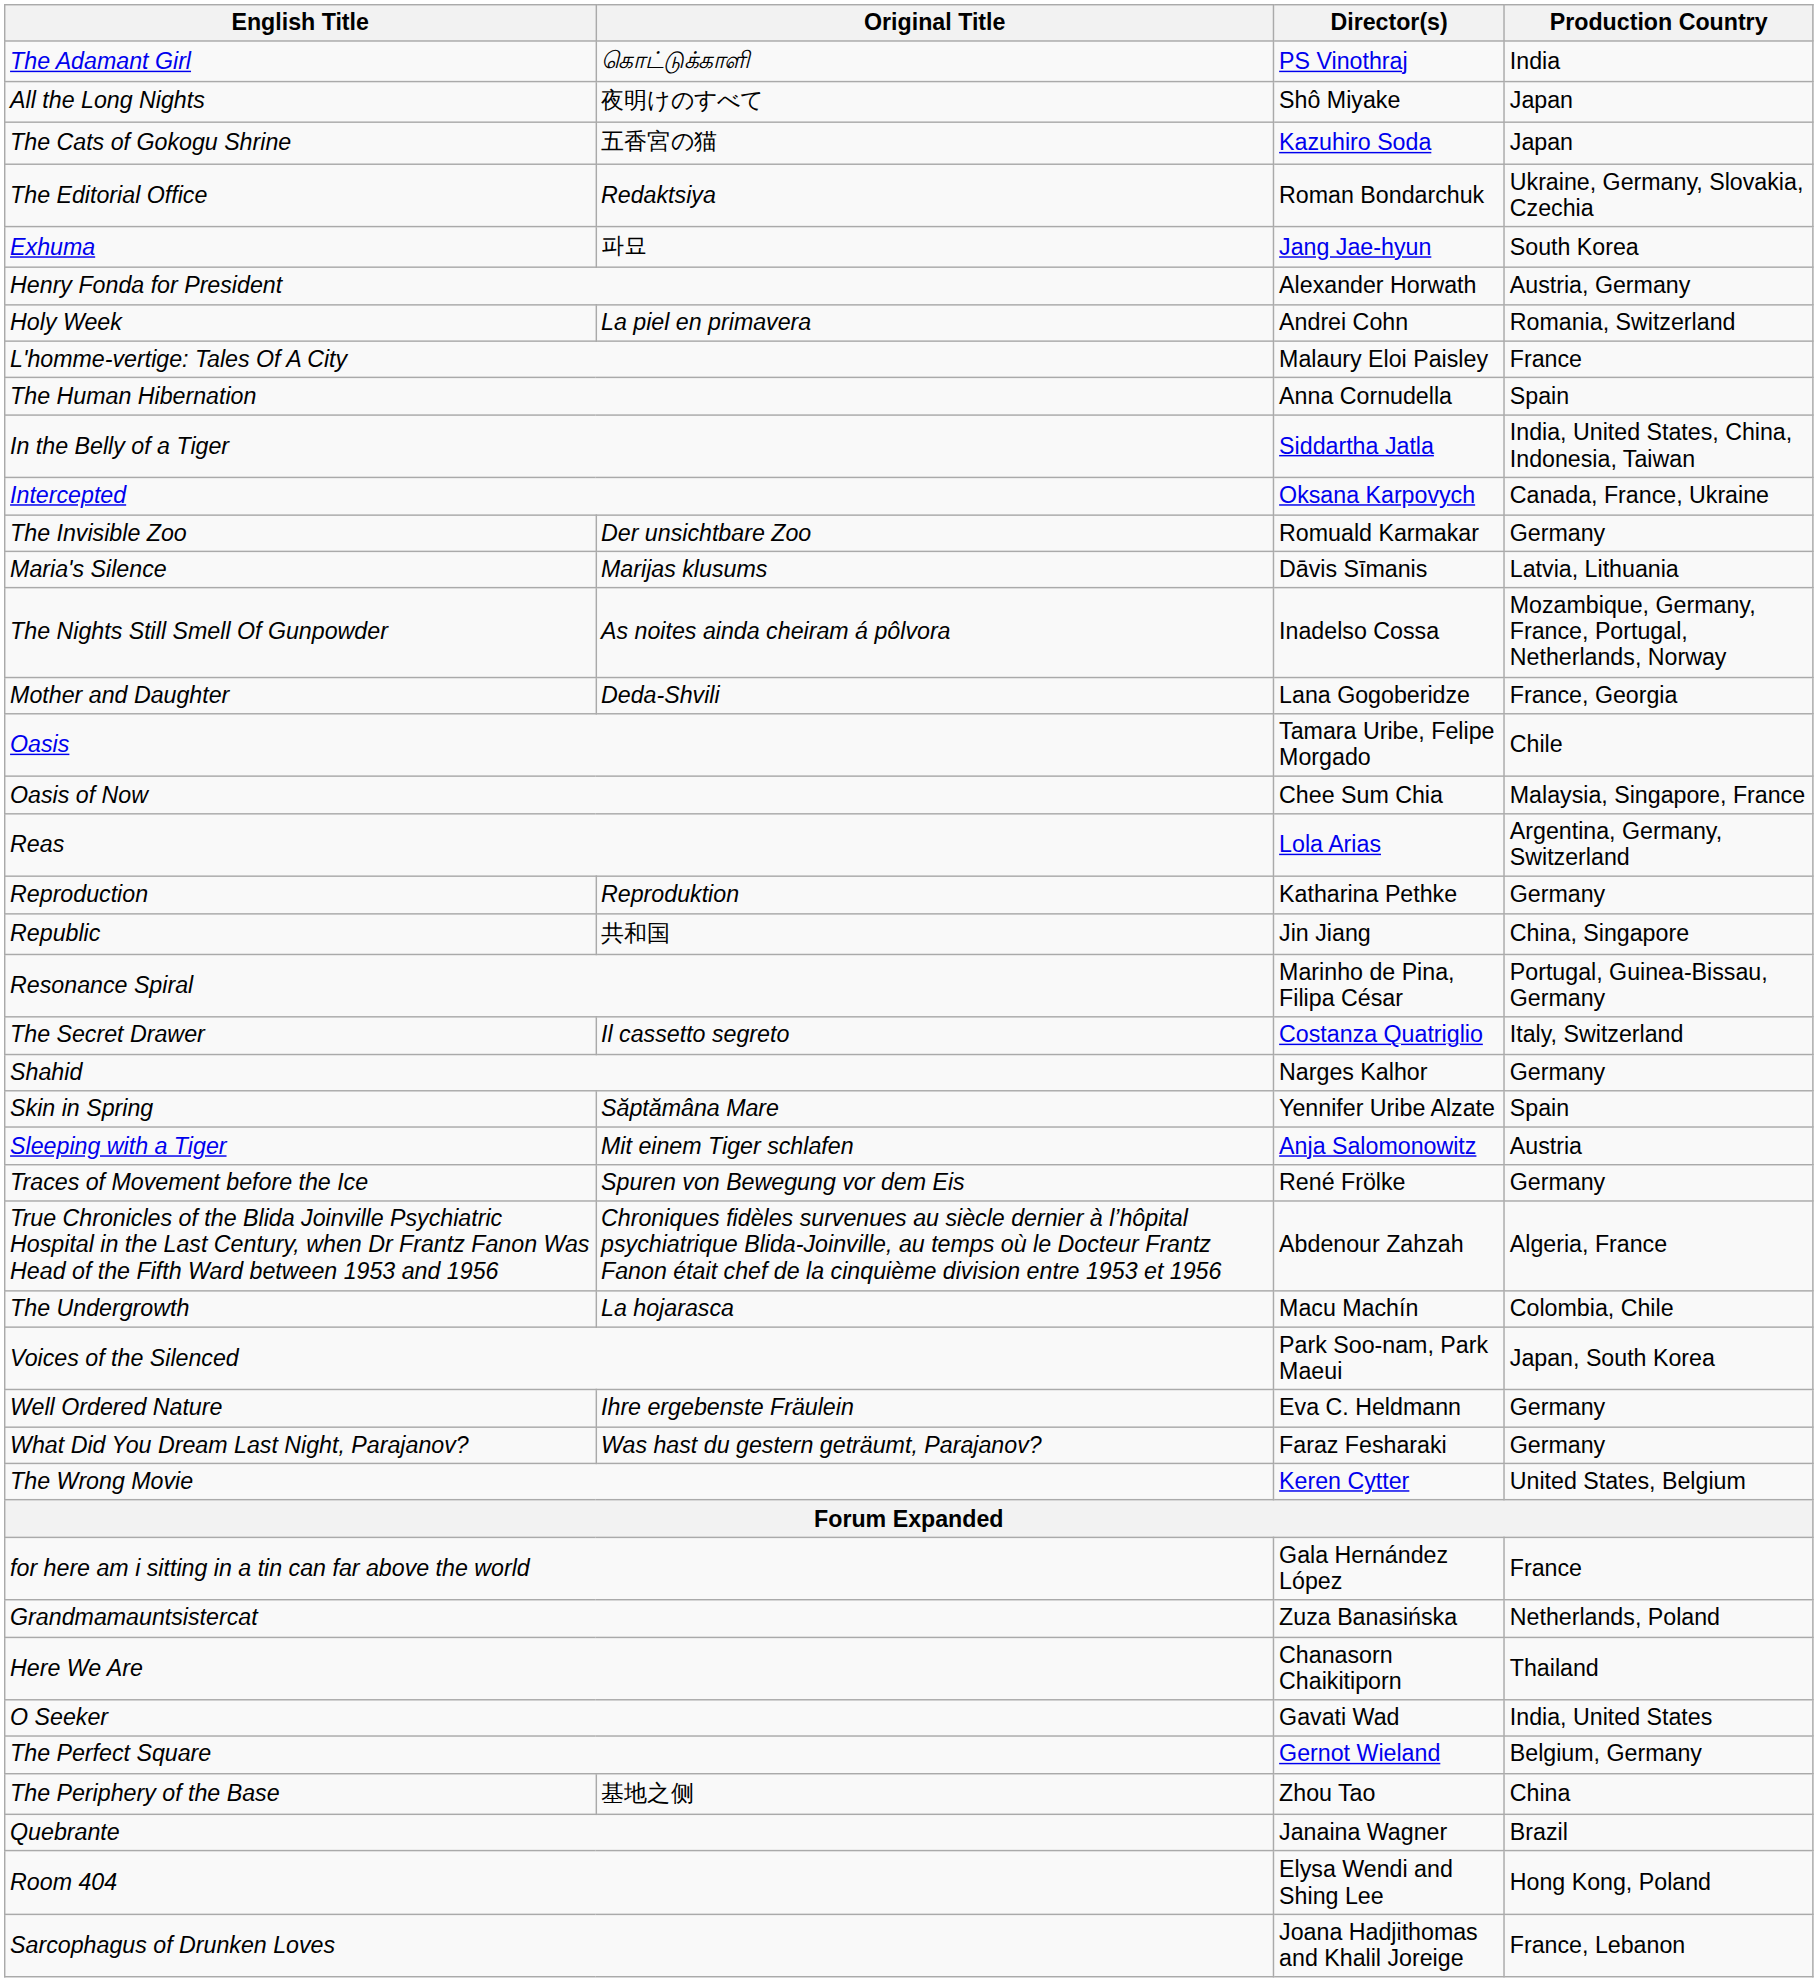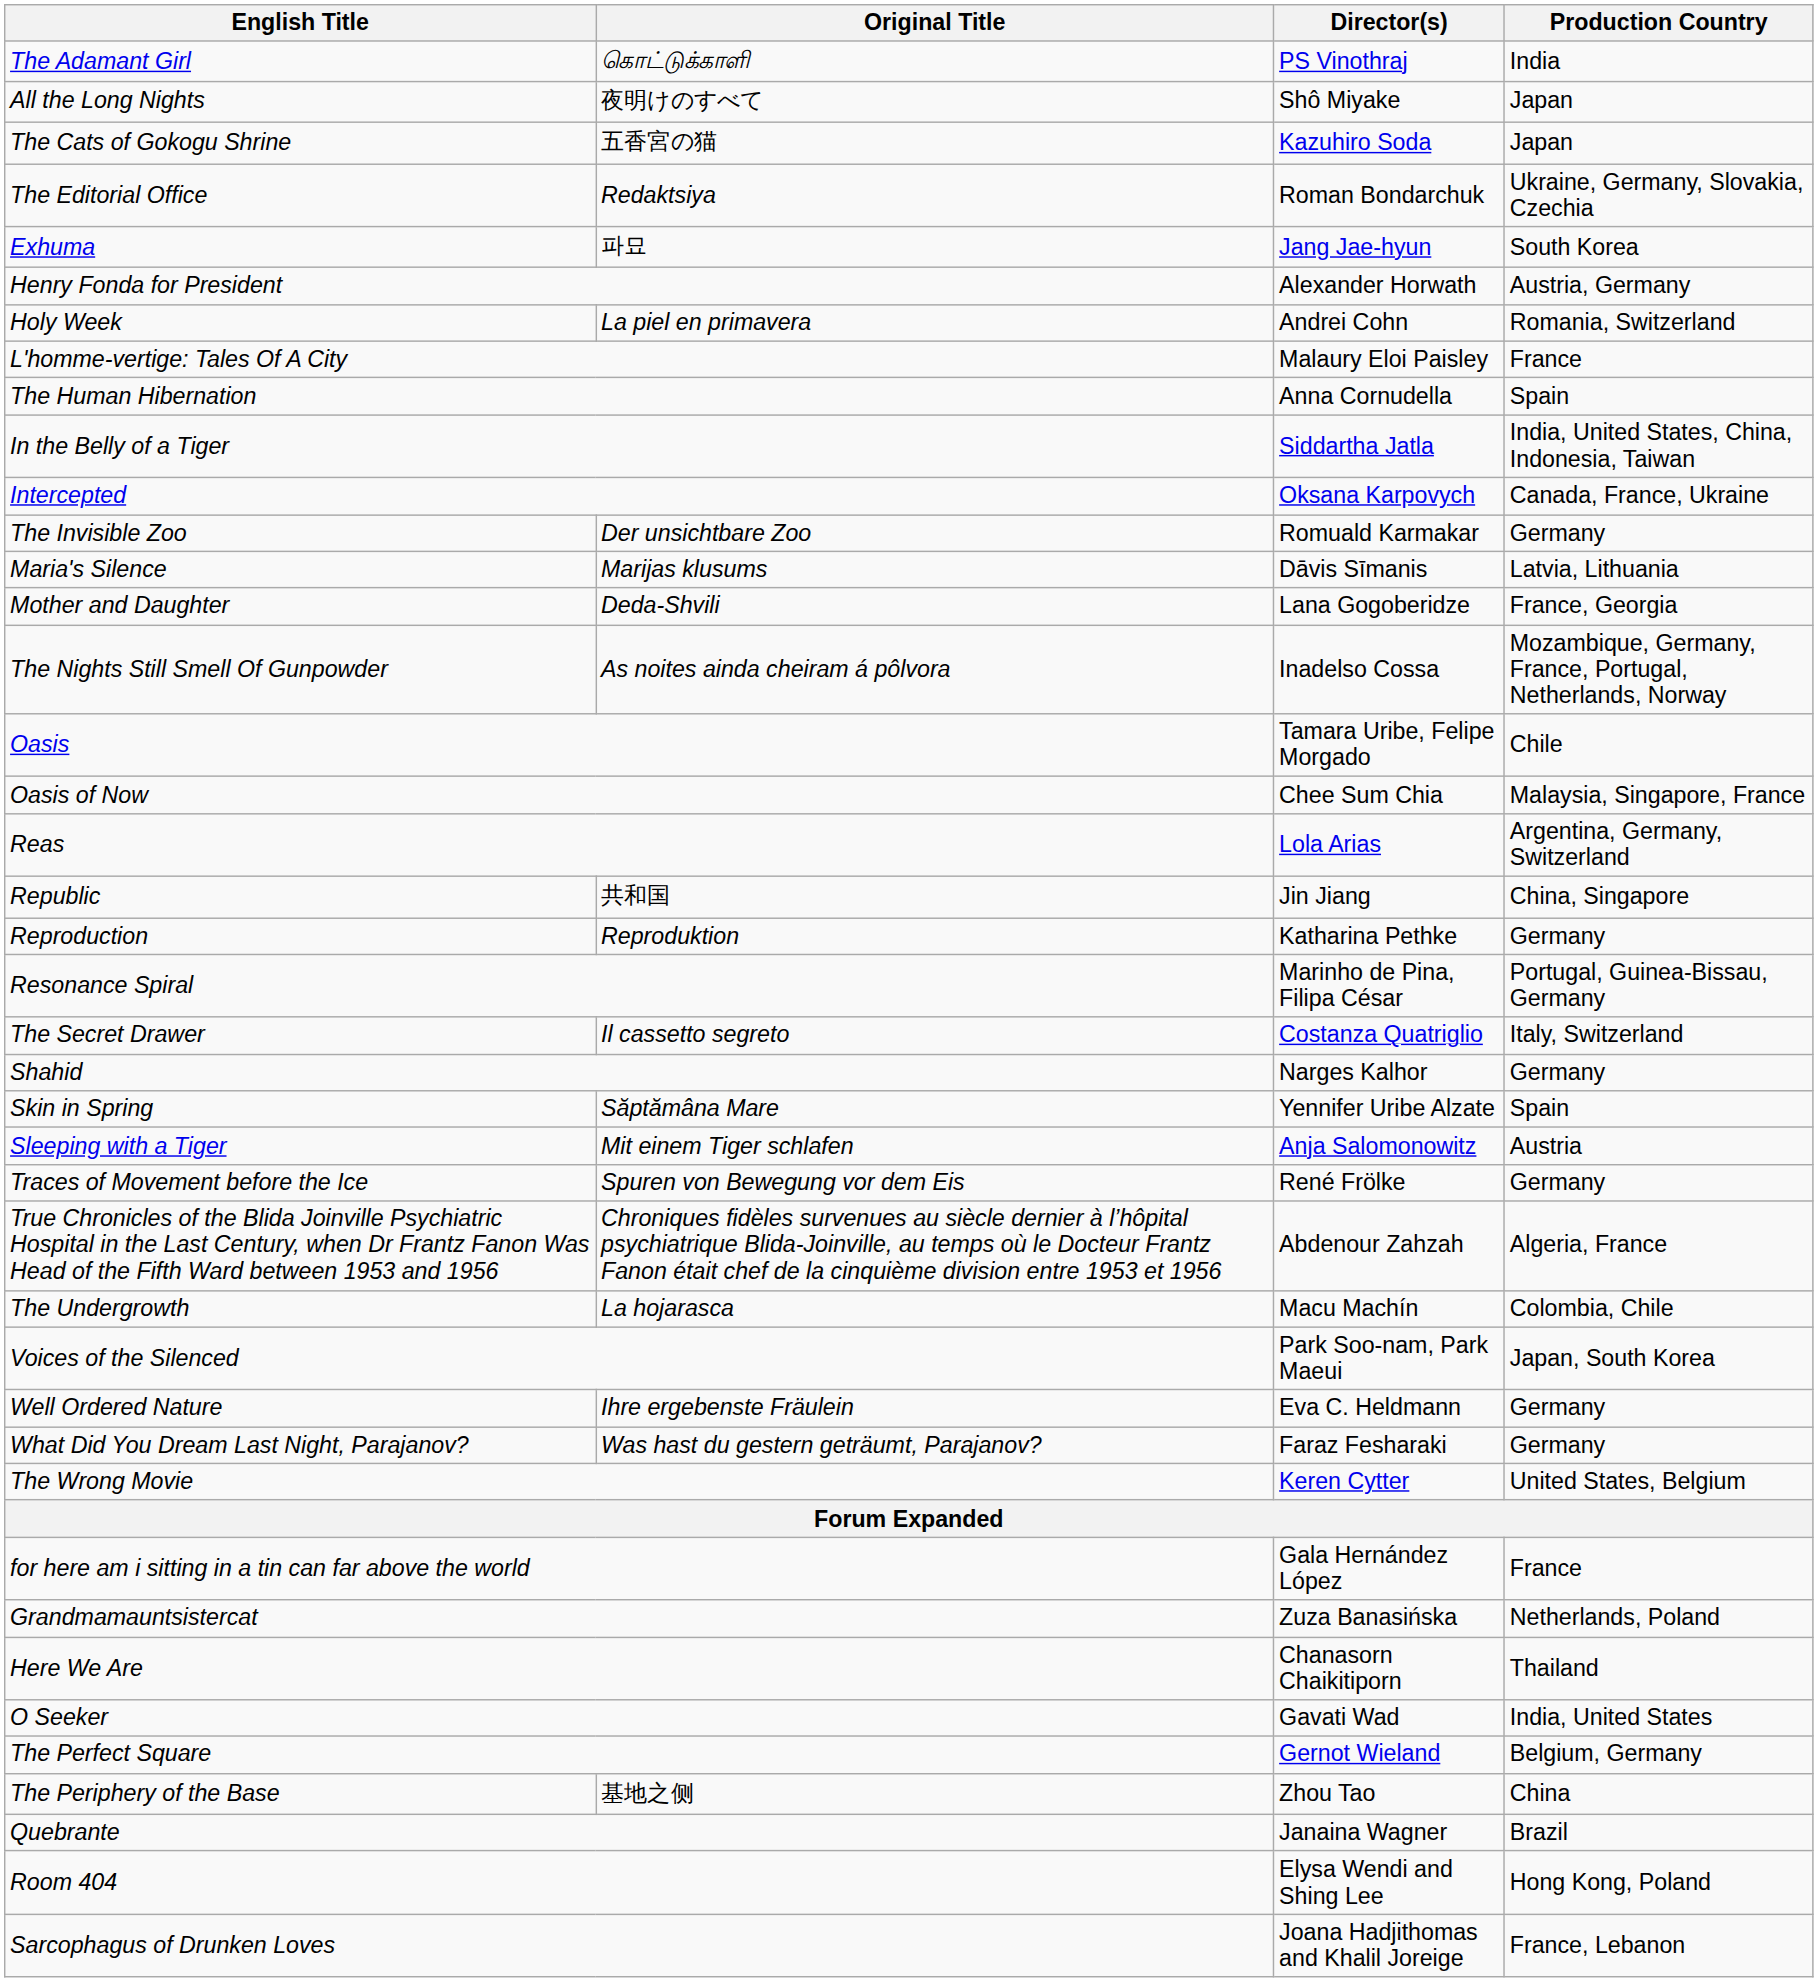rows swapped: (120, 695) <-> (199, 632)
rows swapped: (79, 894) <-> (55, 933)
